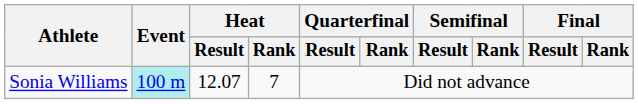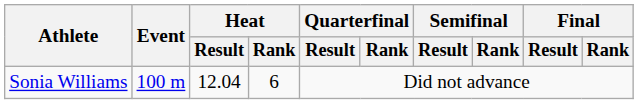(161, 82) paleturquoise background -> (161, 82) no background
(219, 82) 12.07 -> (219, 82) 12.04
(274, 82) 7 -> (274, 82) 6
